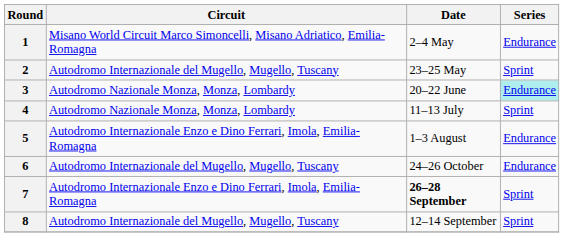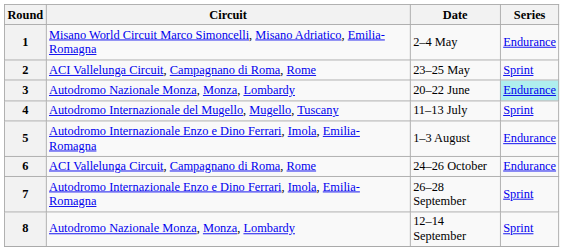(194, 69) Autodromo Internazionale del Mugello, Mugello, Tuscany -> (183, 69) ACI Vallelunga Circuit, Campagnano di Roma, Rome
(172, 110) Autodromo Nazionale Monza, Monza, Lombardy -> (194, 110) Autodromo Internazionale del Mugello, Mugello, Tuscany
(194, 165) Autodromo Internazionale del Mugello, Mugello, Tuscany -> (183, 165) ACI Vallelunga Circuit, Campagnano di Roma, Rome
(438, 193) bold -> (440, 193) normal
(194, 221) Autodromo Internazionale del Mugello, Mugello, Tuscany -> (172, 228) Autodromo Nazionale Monza, Monza, Lombardy
